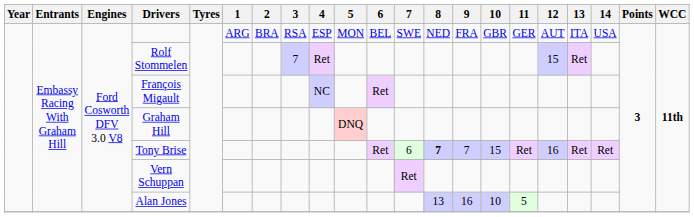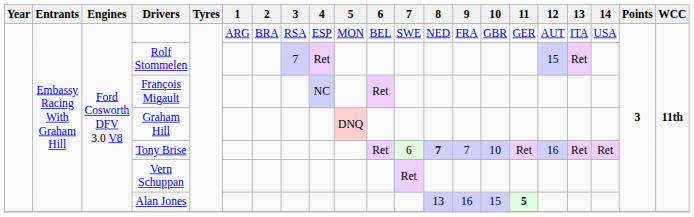(495, 150) 15 -> (495, 150) 10
(495, 202) 10 -> (495, 202) 15
(524, 202) normal -> (524, 202) bold
